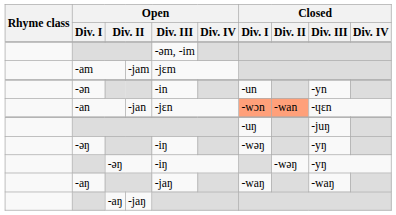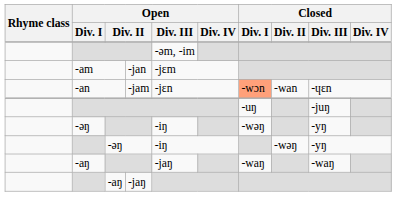(139, 70) -jam -> (137, 70) -jan
- row: (82, 89)
(137, 107) -jan -> (139, 88) -jam
(286, 107) lightsalmon background -> (286, 88) no background
